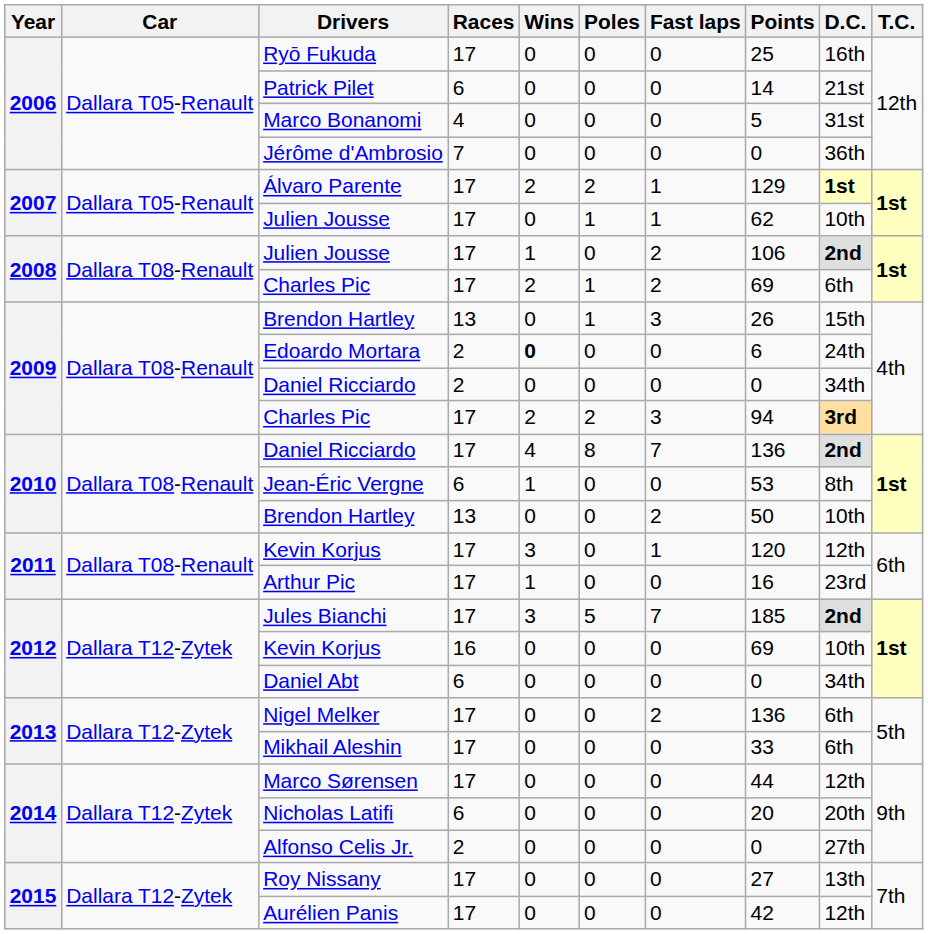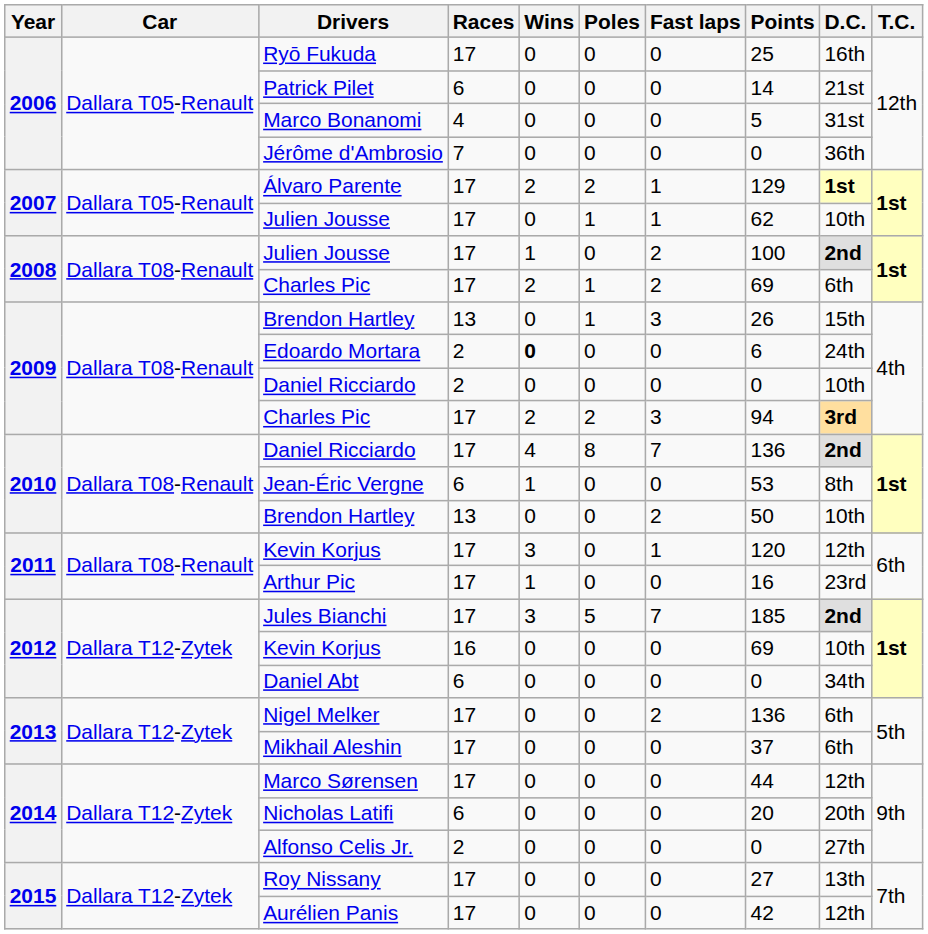(768, 252) 106 -> (768, 252) 100
(845, 384) 34th -> (845, 384) 10th
(762, 747) 33 -> (762, 747) 37
